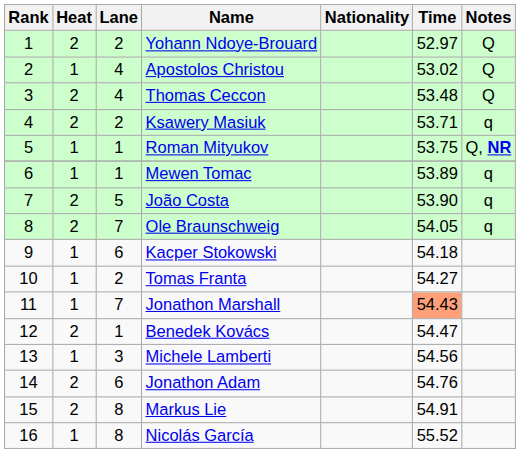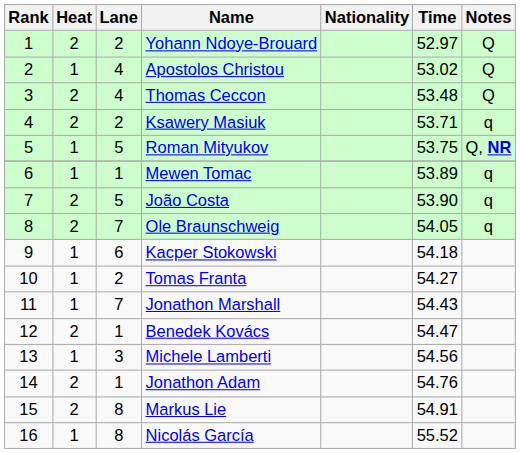(119, 148) 1 -> (119, 148) 5
(437, 305) lightsalmon background -> (437, 305) no background
(119, 383) 6 -> (119, 383) 1
